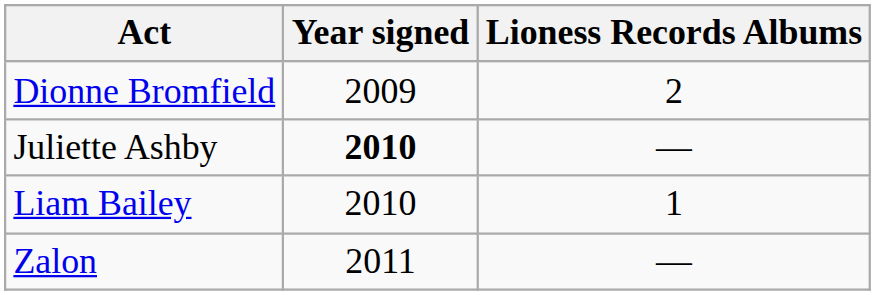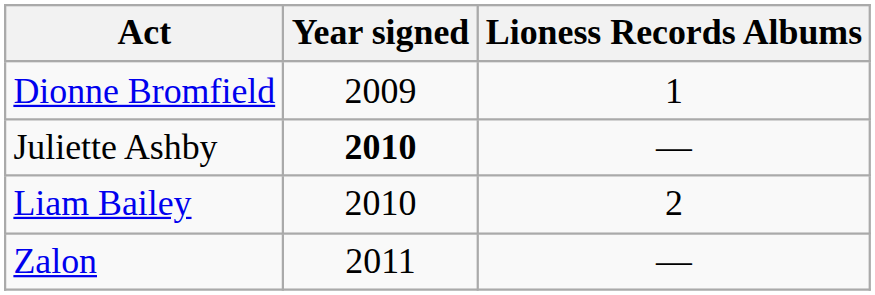(674, 89) 2 -> (674, 89) 1
(674, 203) 1 -> (674, 203) 2
